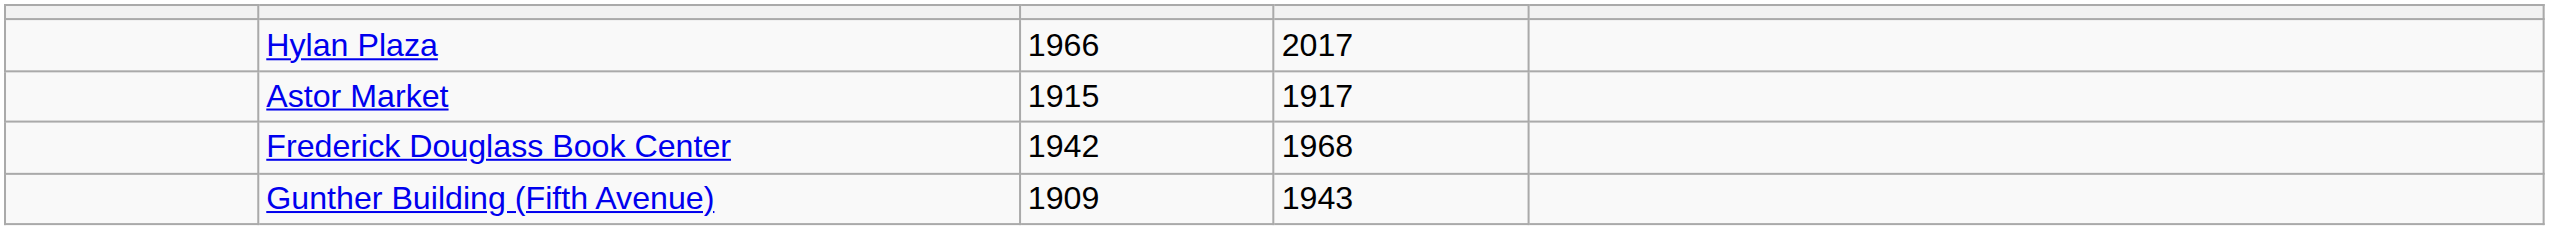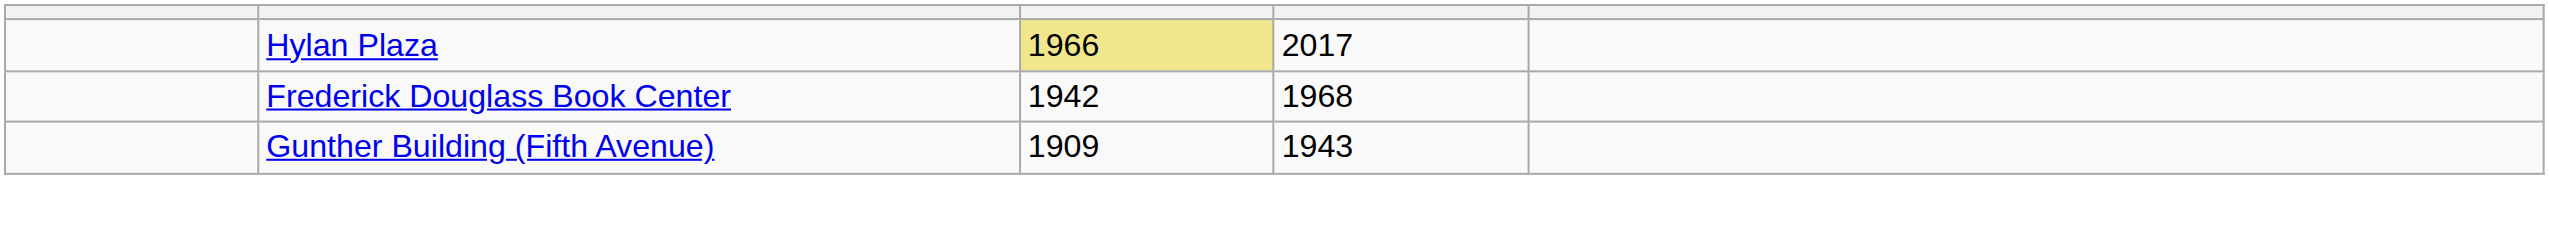(1064, 44) no background -> (1064, 44) khaki background
- row: (357, 95)
